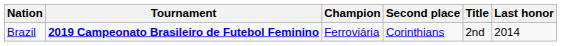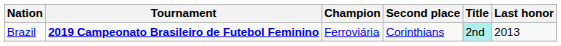(475, 31) no background -> (475, 31) paleturquoise background
(507, 31) 2014 -> (507, 31) 2013
